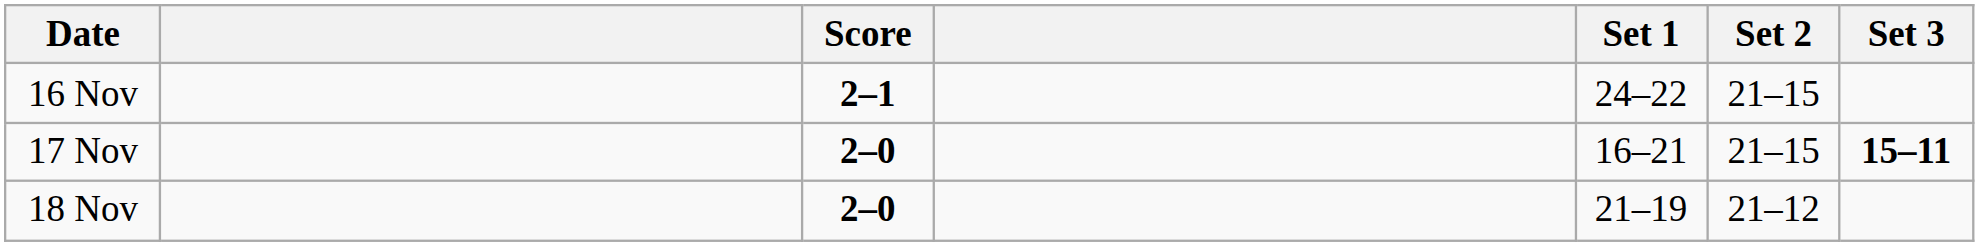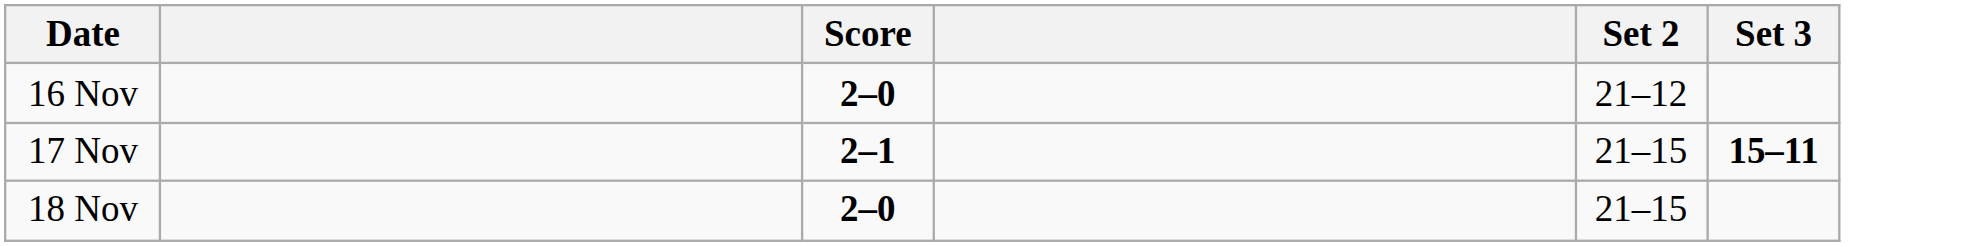- column: (1641, 33)
(868, 92) 2–1 -> (868, 92) 2–0
(1774, 92) 21–15 -> (1641, 92) 21–12
(868, 151) 2–0 -> (868, 151) 2–1
(1774, 209) 21–12 -> (1641, 209) 21–15
